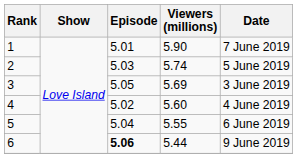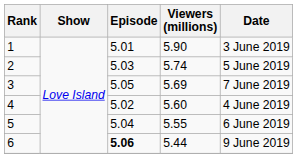(256, 47) 7 June 2019 -> (256, 47) 3 June 2019
(256, 85) 3 June 2019 -> (256, 85) 7 June 2019
